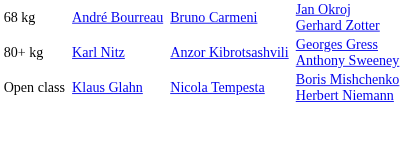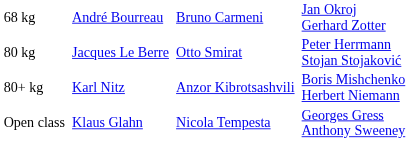+ row: (19, 52)
(346, 52) Georges Gress Anthony Sweeney -> (352, 87) Boris Mishchenko Herbert Niemann
(346, 87) Boris Mishchenko Herbert Niemann -> (352, 123) Georges Gress Anthony Sweeney
